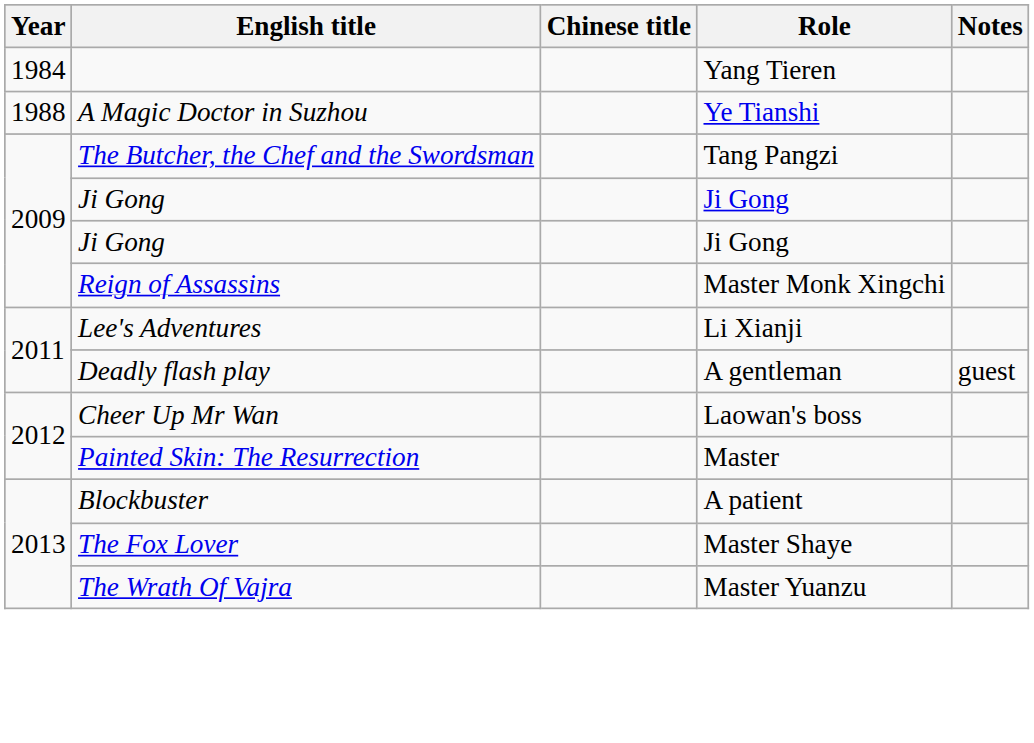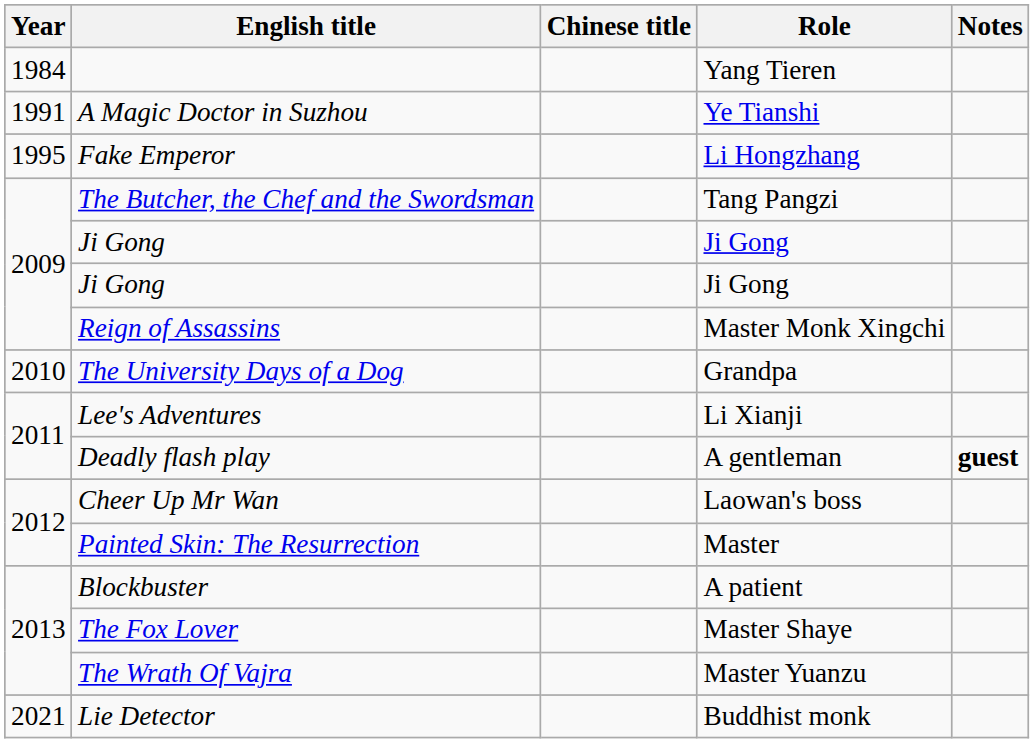(38, 112) 1988 -> (38, 112) 1991
+ row: (156, 155)
+ row: (241, 371)
(986, 371) normal -> (988, 457) bold
+ row: (146, 716)
